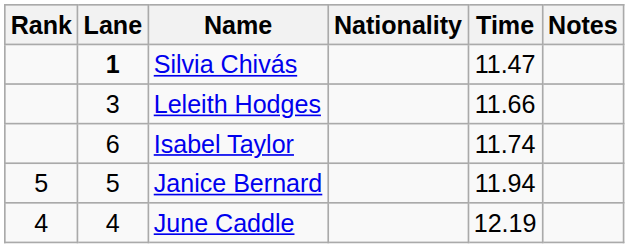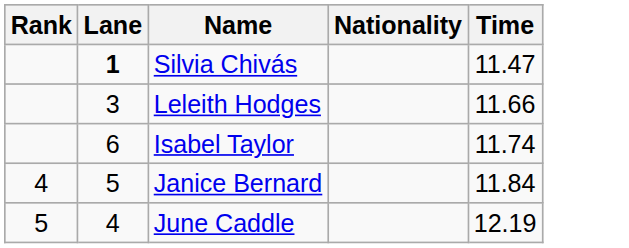- column: (583, 25)
(41, 184) 5 -> (41, 184) 4
(505, 184) 11.94 -> (505, 184) 11.84
(41, 223) 4 -> (41, 223) 5
